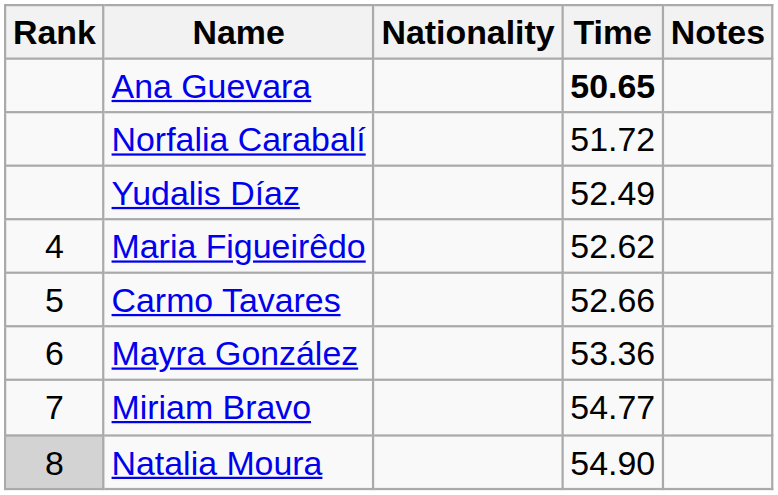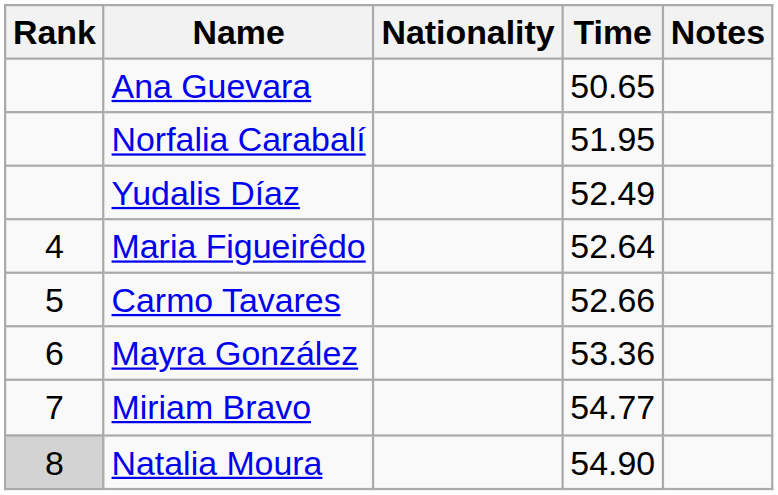(613, 86) bold -> (613, 86) normal
(613, 139) 51.72 -> (613, 139) 51.95
(613, 247) 52.62 -> (613, 247) 52.64
